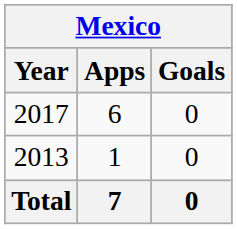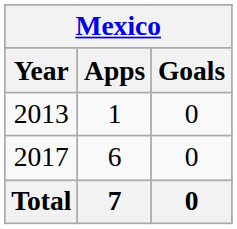rows swapped: (41, 157) <-> (41, 113)
